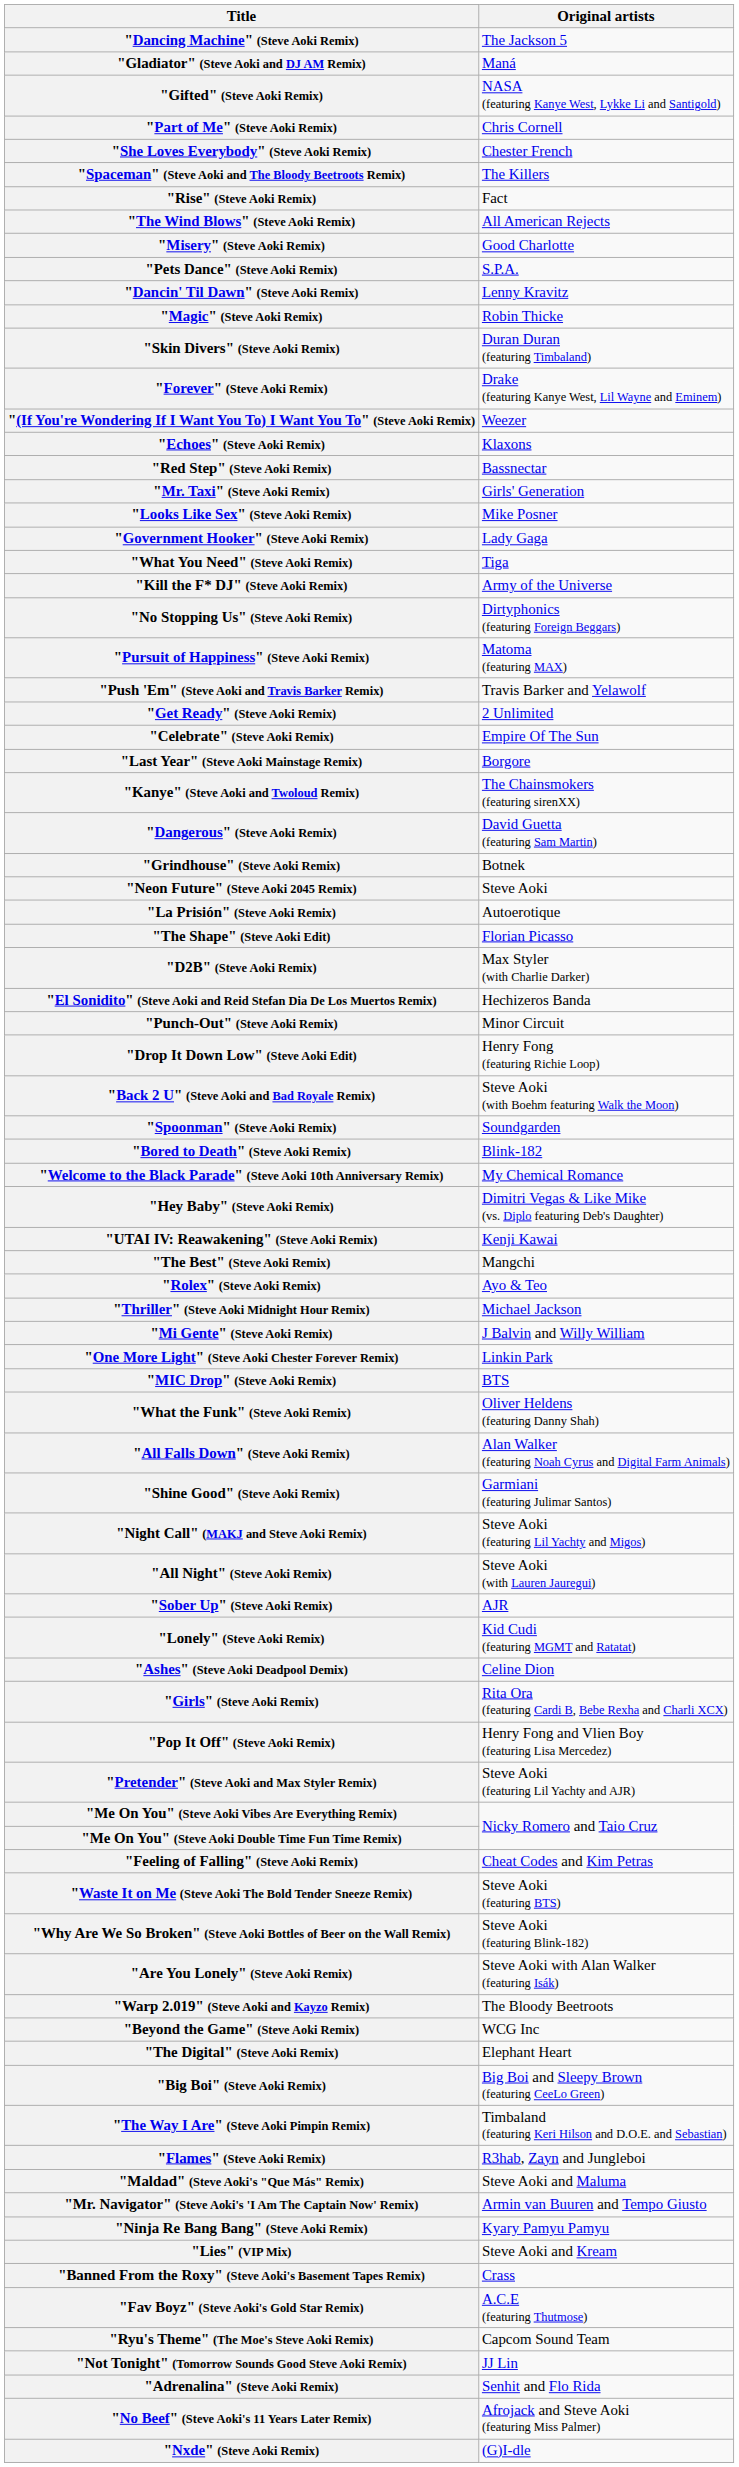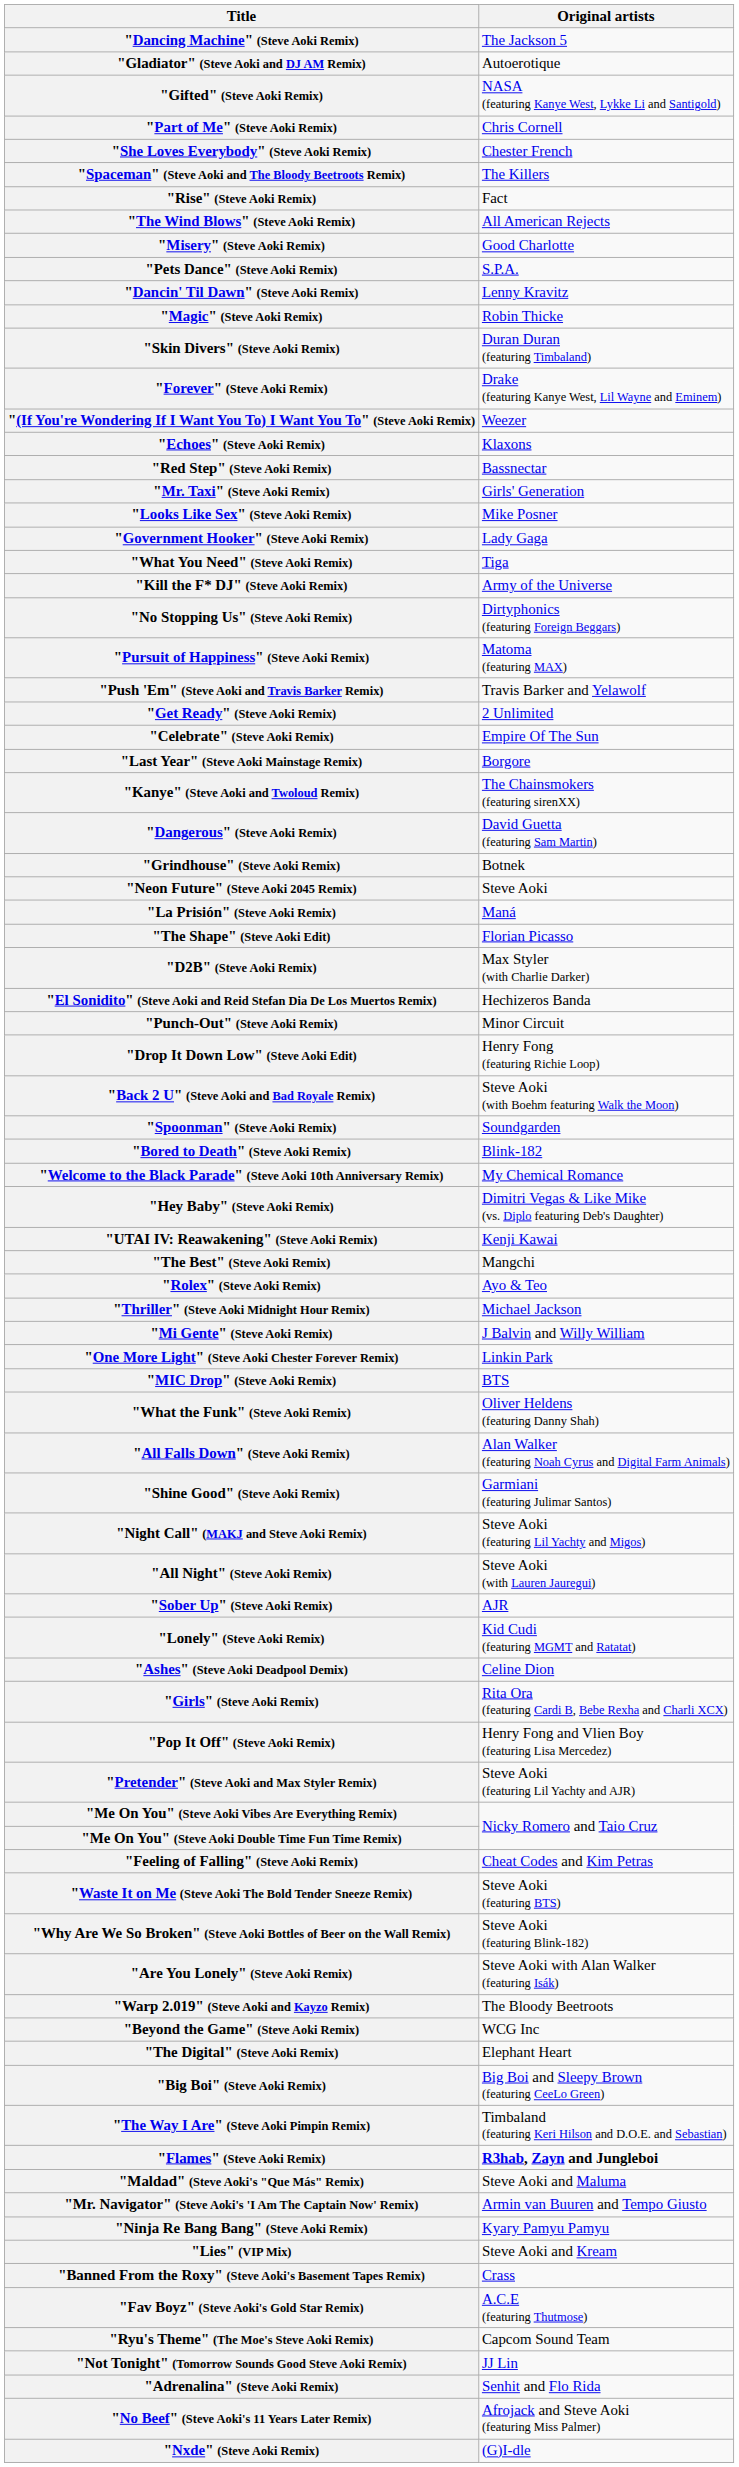(499, 63) Maná -> (521, 63) Autoerotique
(521, 912) Autoerotique -> (499, 912) Maná
(564, 2157) normal -> (570, 2157) bold
